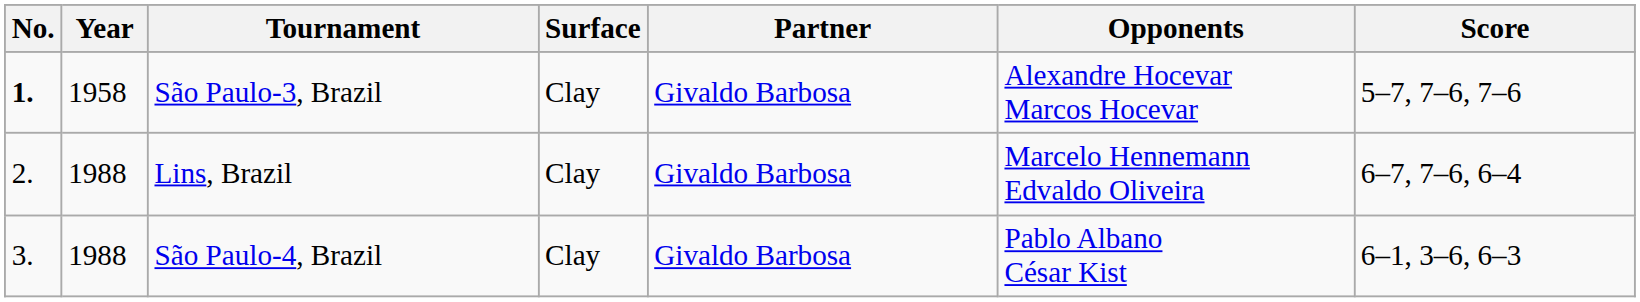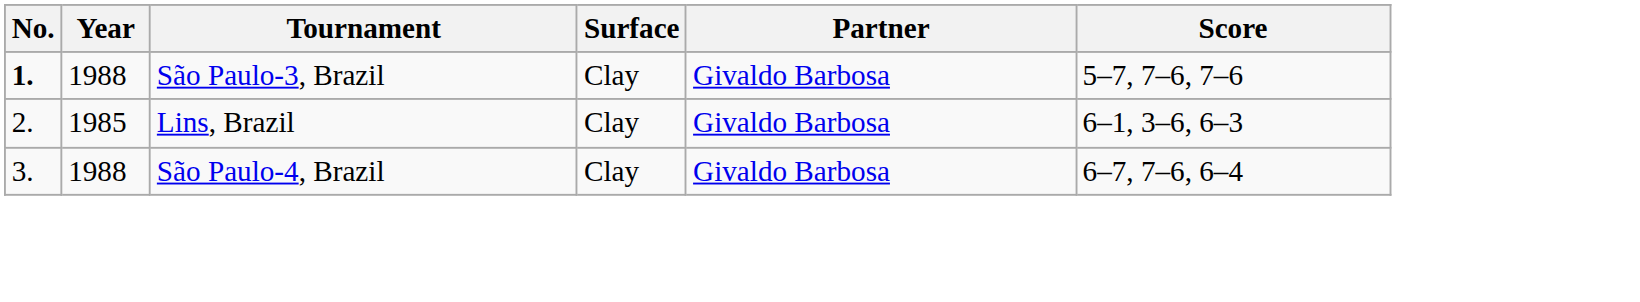- column: (1176, 27)
(97, 91) 1958 -> (97, 75) 1988
(97, 173) 1988 -> (97, 122) 1985
(1441, 173) 6–7, 7–6, 6–4 -> (1163, 122) 6–1, 3–6, 6–3
(1441, 254) 6–1, 3–6, 6–3 -> (1163, 169) 6–7, 7–6, 6–4
